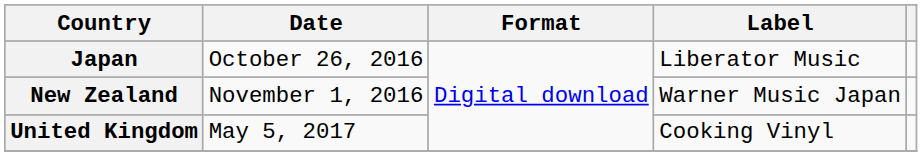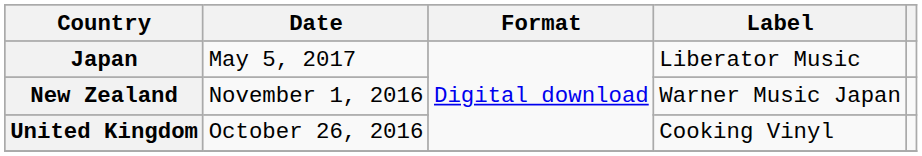(316, 60) October 26, 2016 -> (282, 60) May 5, 2017
(282, 132) May 5, 2017 -> (316, 132) October 26, 2016
